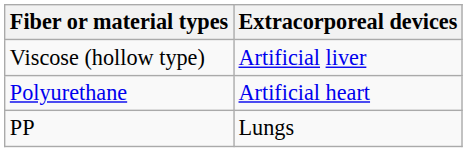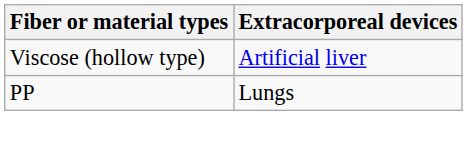- row: (68, 92)
